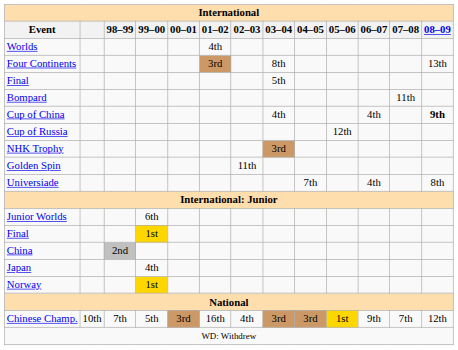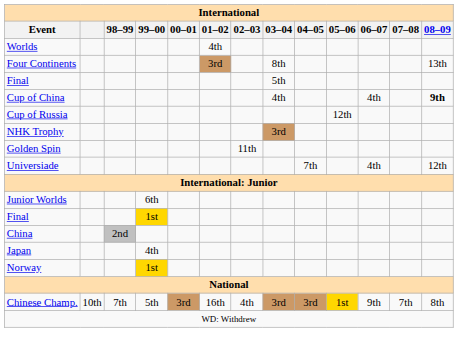- row: (27, 98)
(437, 183) 8th -> (437, 166) 12th
(437, 319) 12th -> (437, 302) 8th
